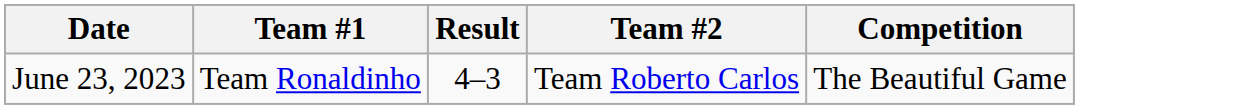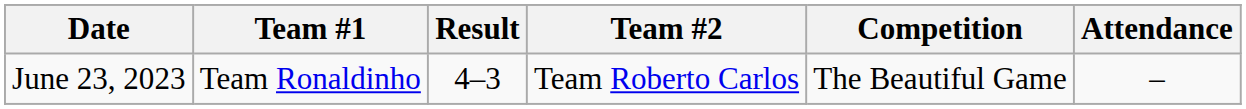+ column: (1157, 29)
